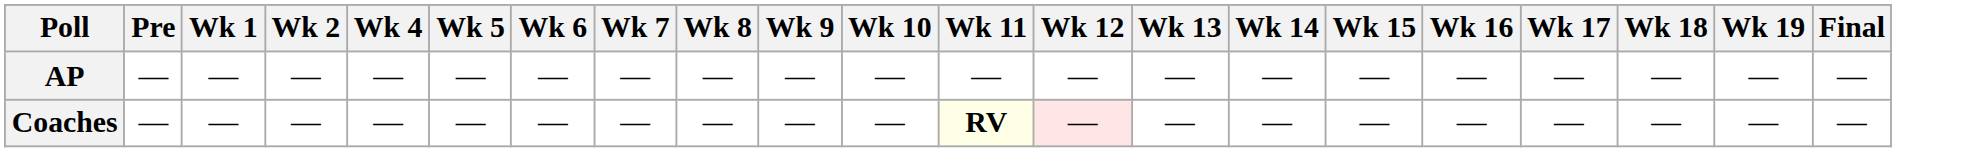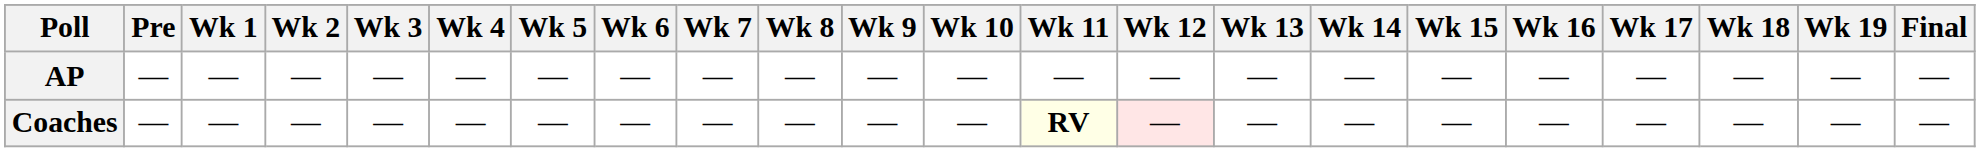+ column: (388, 28)
